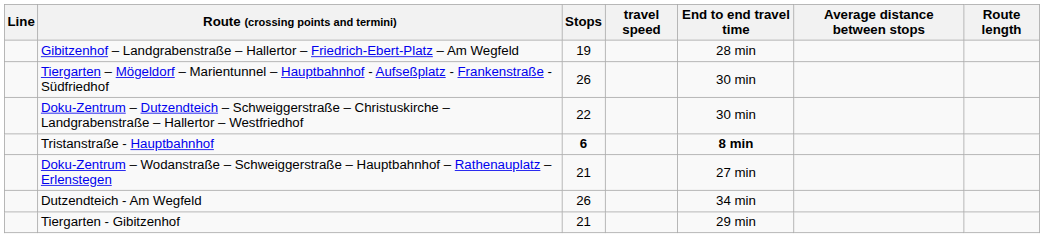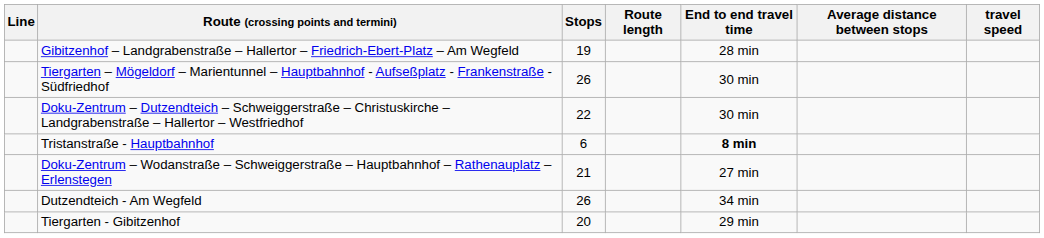columns swapped: (1002, 22) <-> (641, 22)
(584, 144) bold -> (584, 144) normal
(584, 222) 21 -> (584, 222) 20
